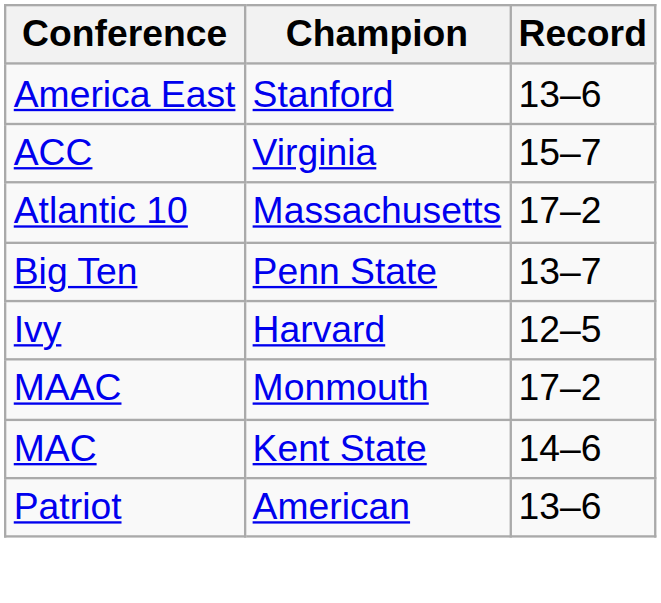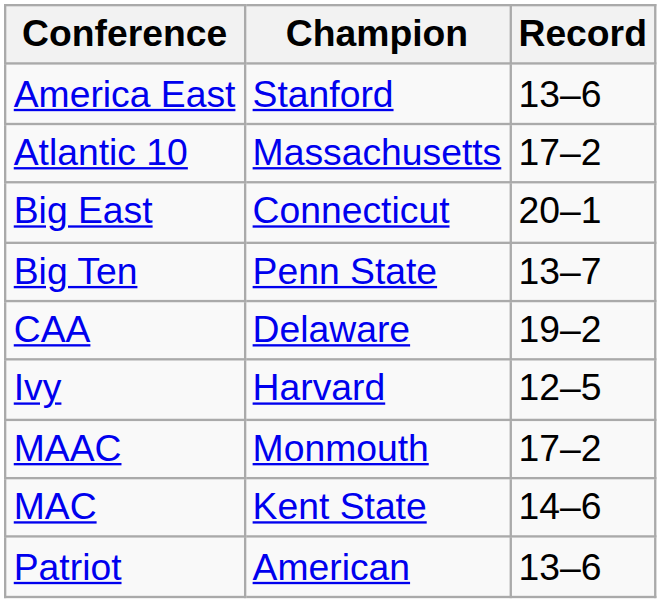- row: (53, 152)
+ row: (83, 211)
+ row: (52, 329)
